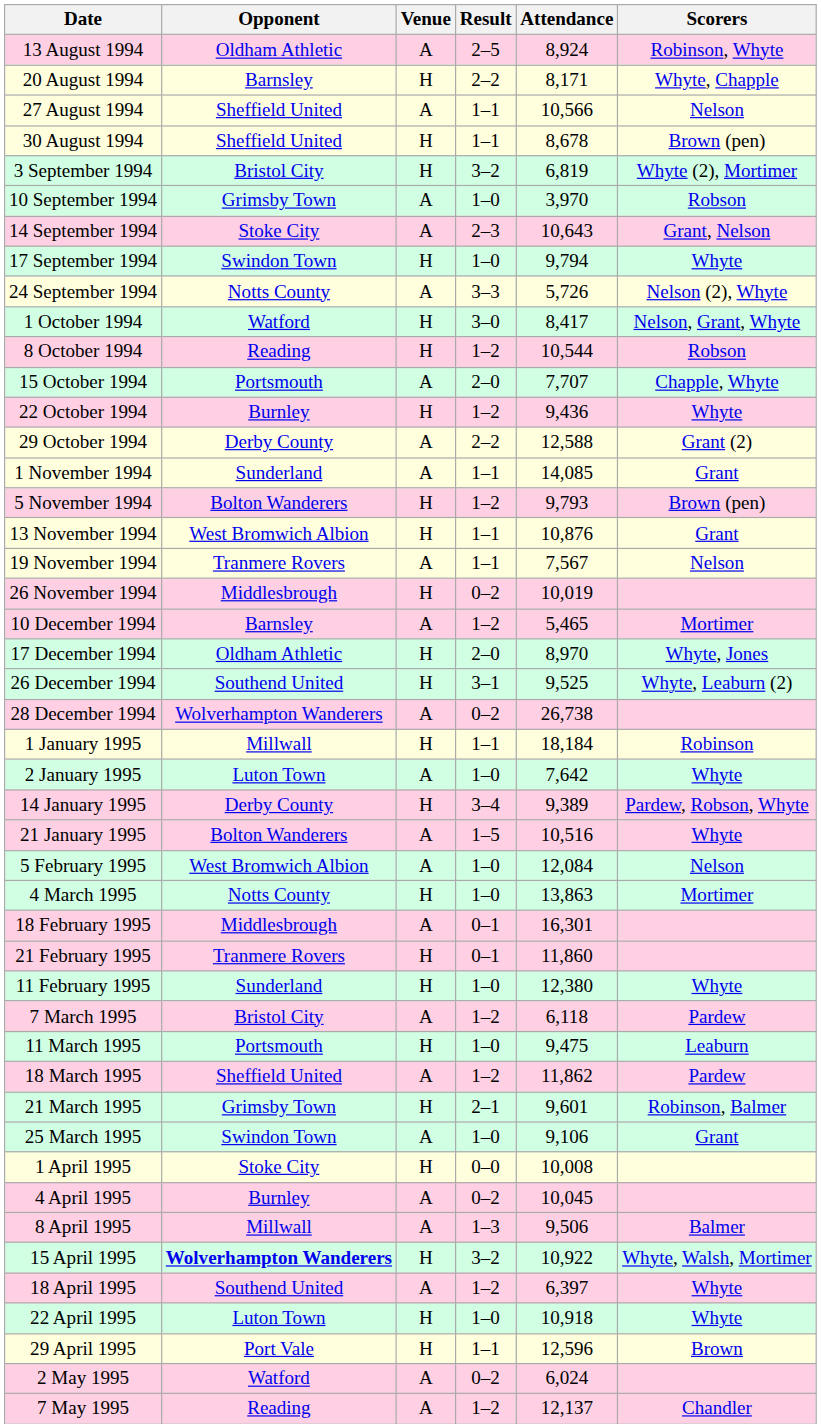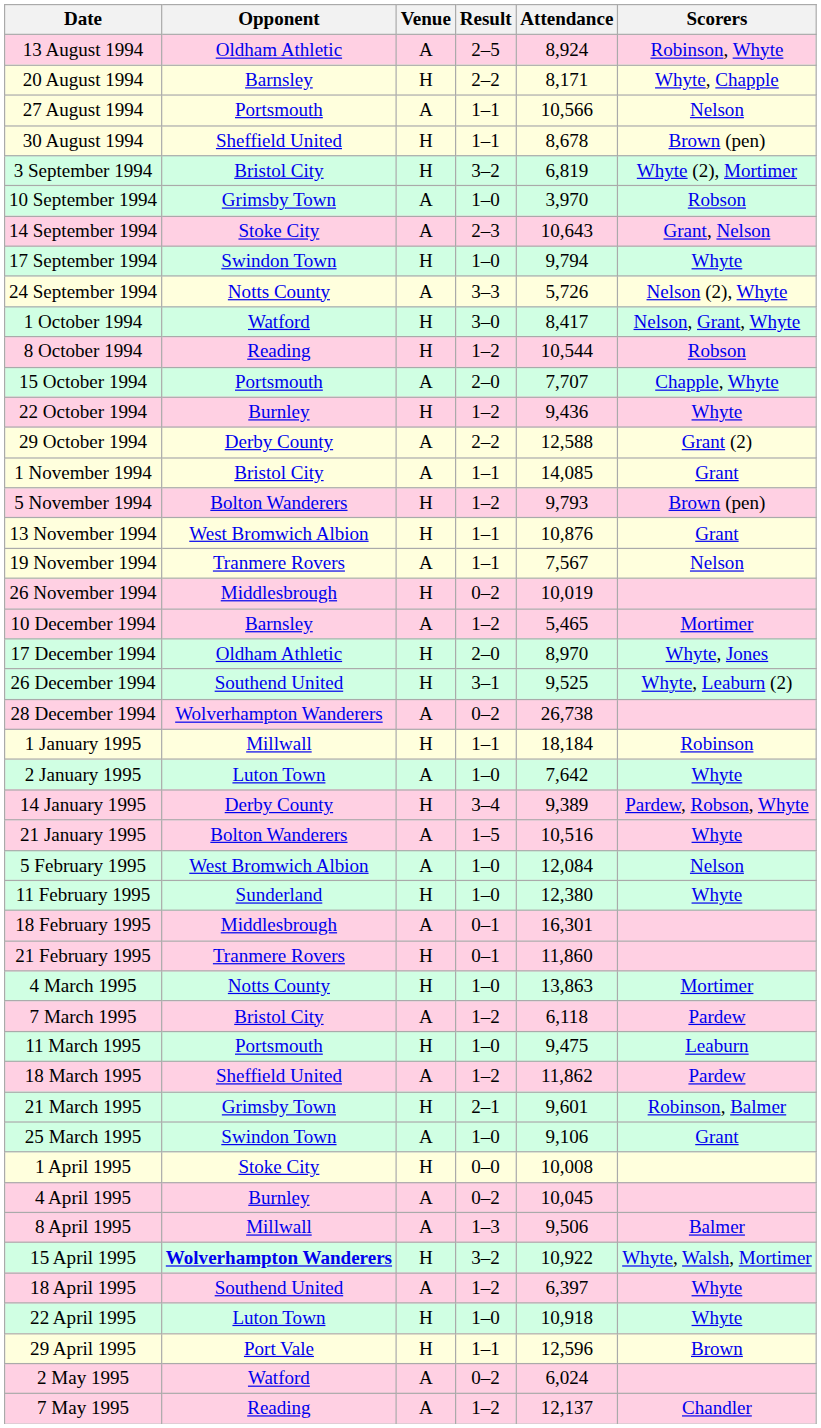(279, 110) Sheffield United -> (279, 110) Portsmouth
(279, 472) Sunderland -> (279, 472) Bristol City
rows swapped: (83, 985) <-> (83, 895)
